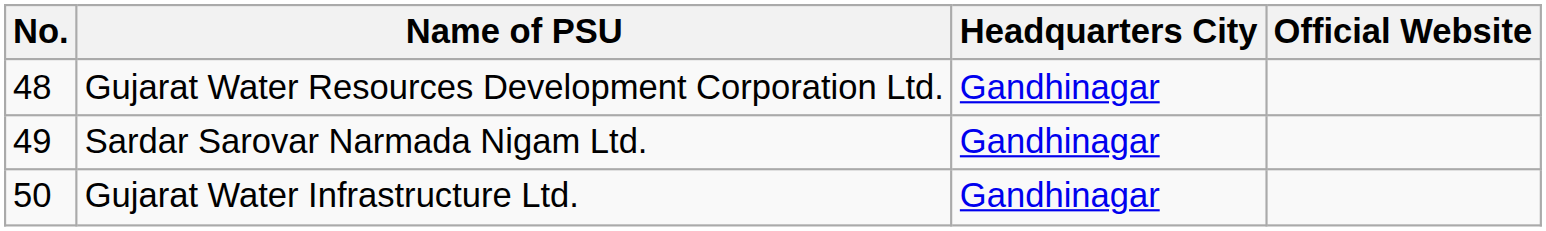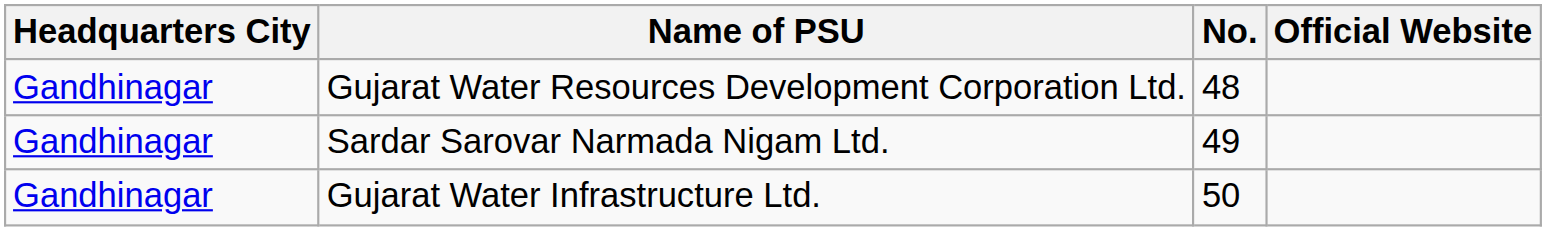columns swapped: (41, 31) <-> (1109, 31)
